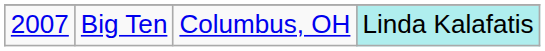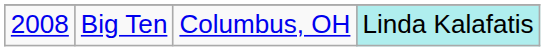(40, 25) 2007 -> (40, 25) 2008
